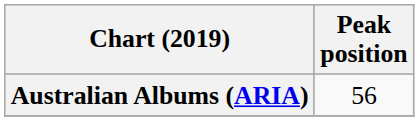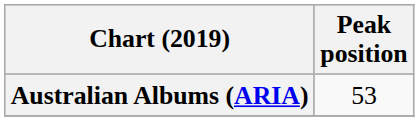(364, 94) 56 -> (364, 94) 53
